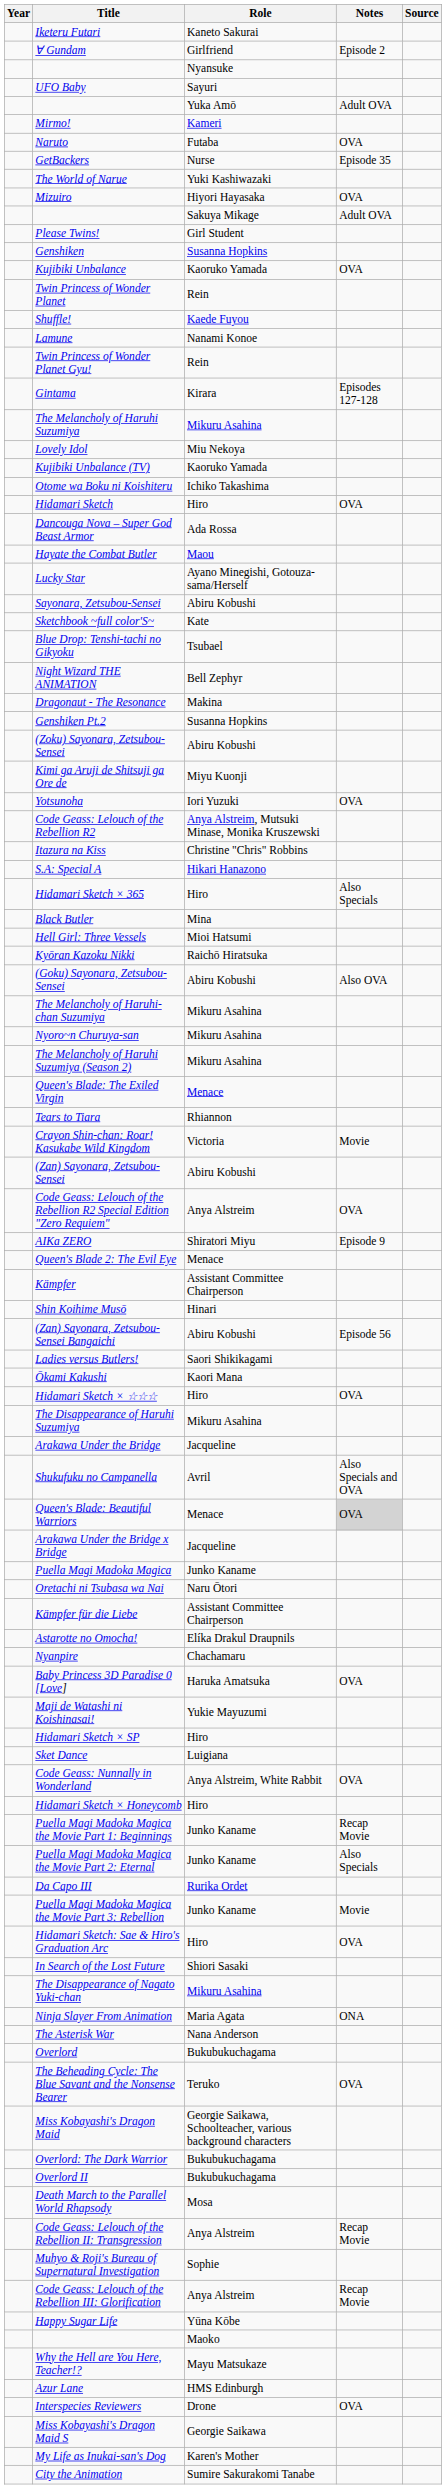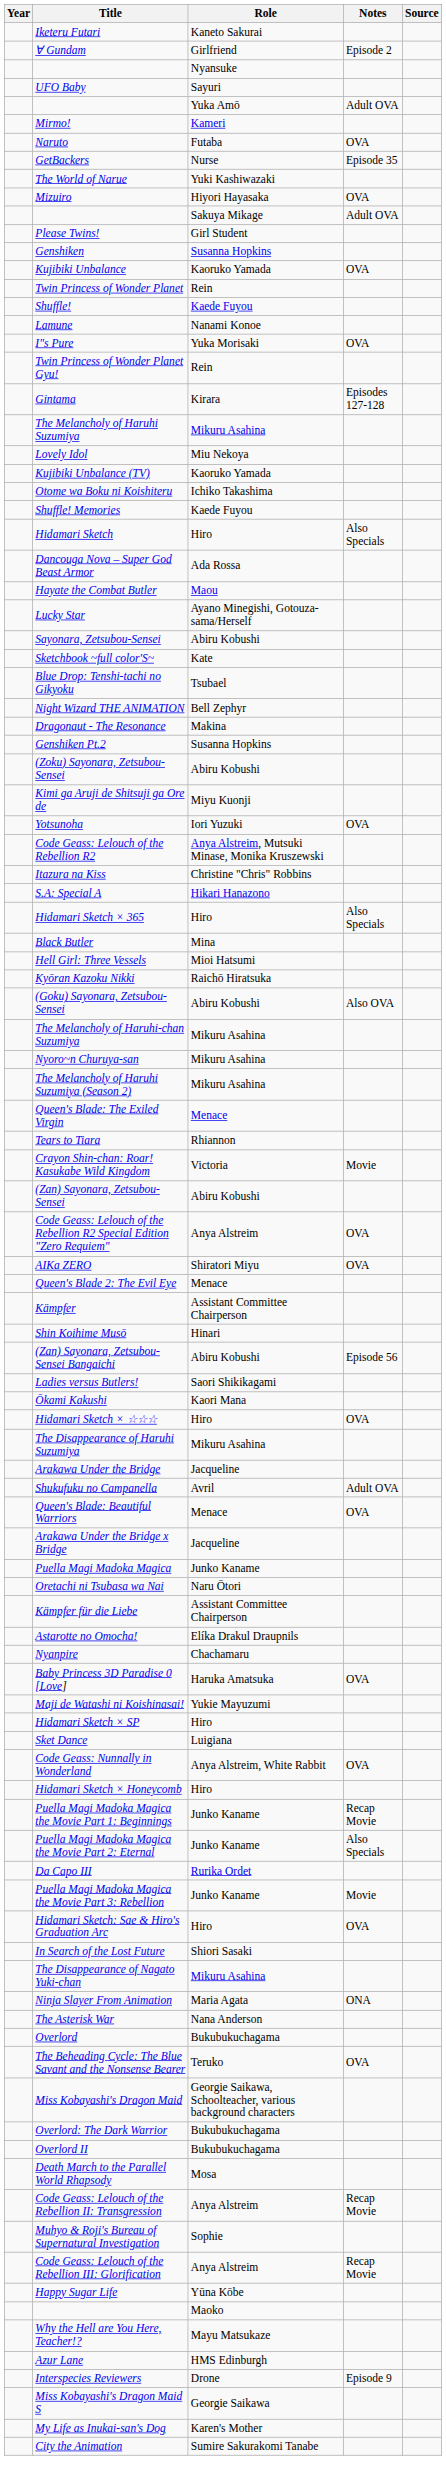+ row: (54, 343)
+ row: (78, 509)
(351, 504) OVA -> (365, 534) Also Specials
(362, 1241) Episode 9 -> (358, 1265) OVA
(368, 1477) Also Specials and OVA -> (372, 1487) Adult OVA
(351, 1514) lightgrey background -> (358, 1512) no background
(351, 2407) OVA -> (369, 2378) Episode 9
